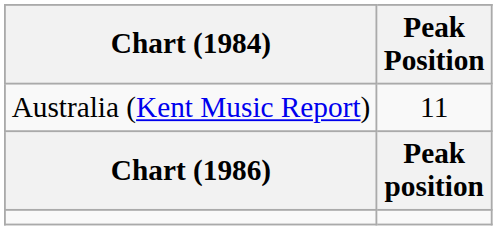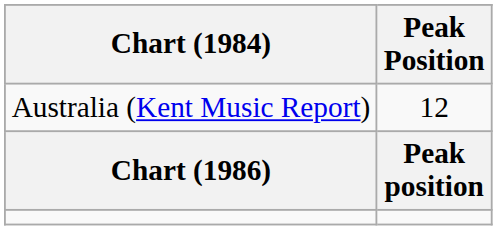(434, 107) 11 -> (434, 107) 12
